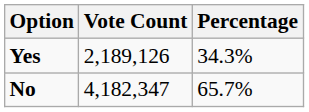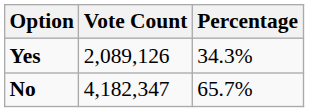(127, 55) 2,189,126 -> (127, 55) 2,089,126
